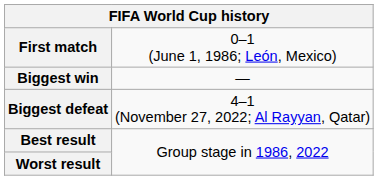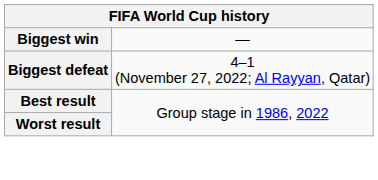- row: (58, 47)
